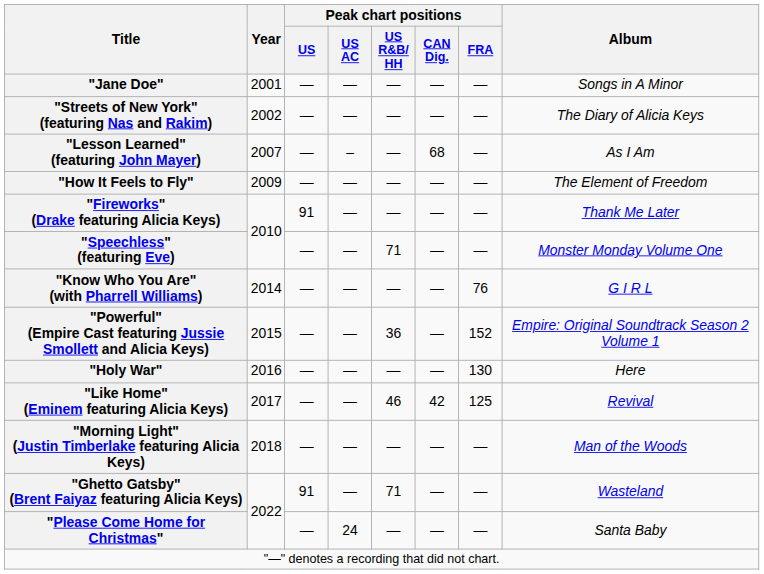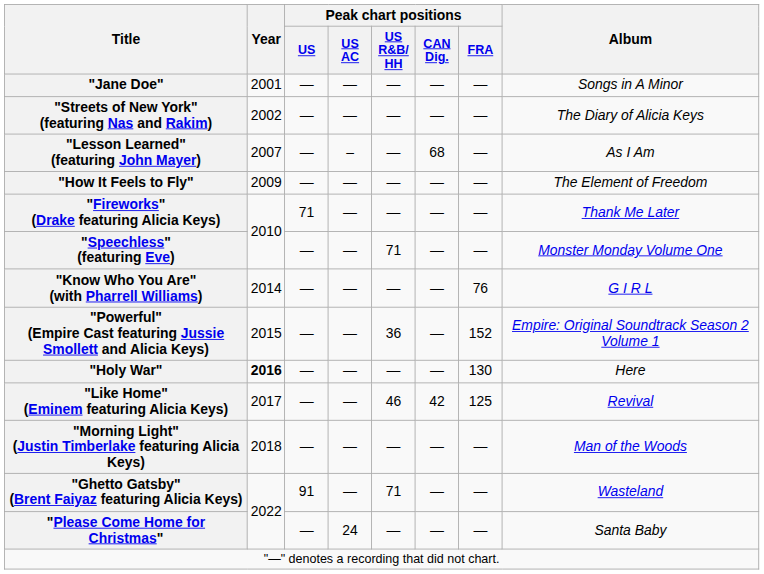(307, 212) 91 -> (307, 212) 71
(266, 371) normal -> (266, 371) bold
